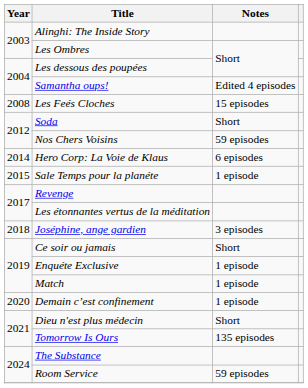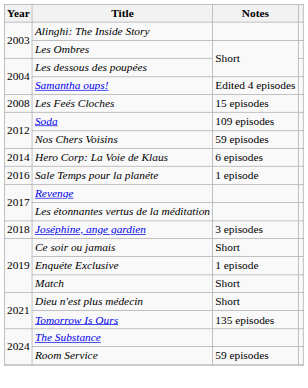(228, 121) Short -> (245, 121) 109 episodes
(18, 175) 2015 -> (18, 175) 2016
(237, 283) 1 episode -> (228, 283) Short
- row: (94, 301)
